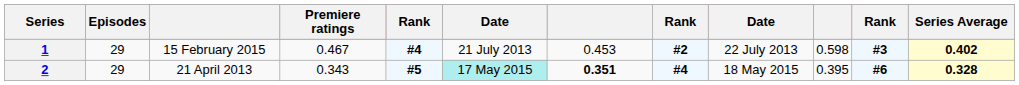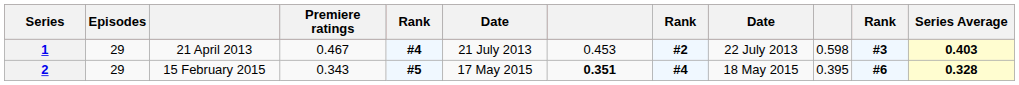(214, 49) 15 February 2015 -> (214, 49) 21 April 2013
(961, 49) 0.402 -> (961, 49) 0.403
(214, 70) 21 April 2013 -> (214, 70) 15 February 2015
(495, 70) paleturquoise background -> (495, 70) no background
